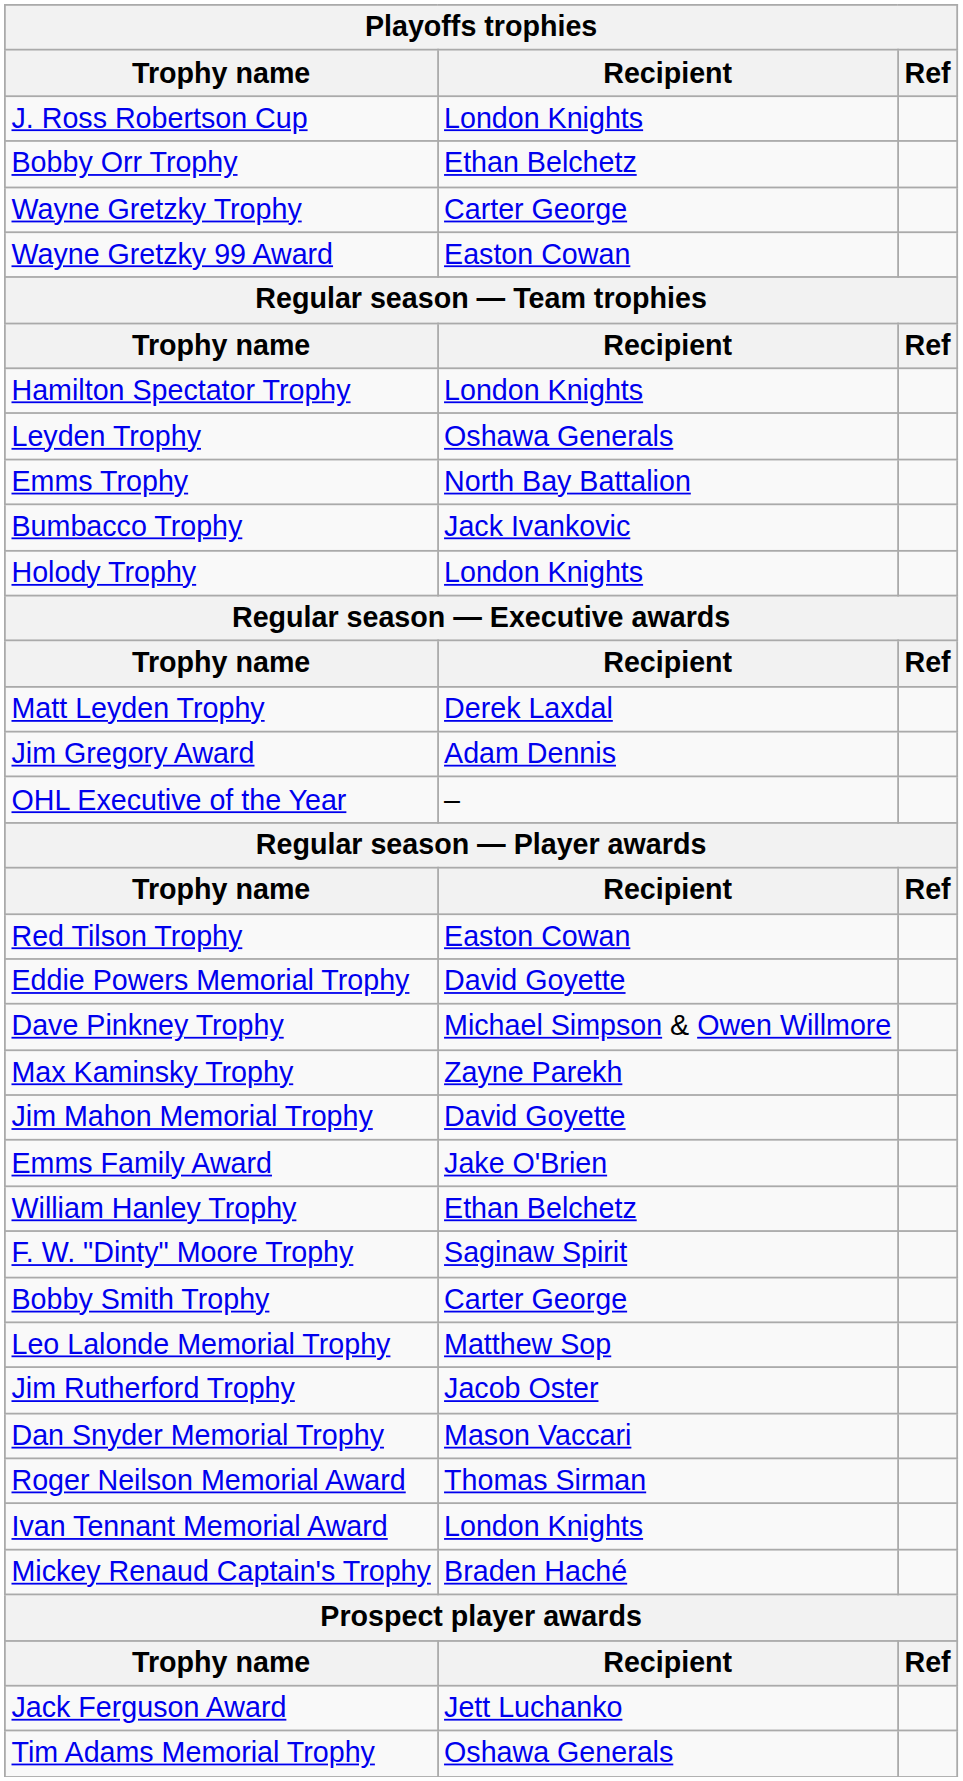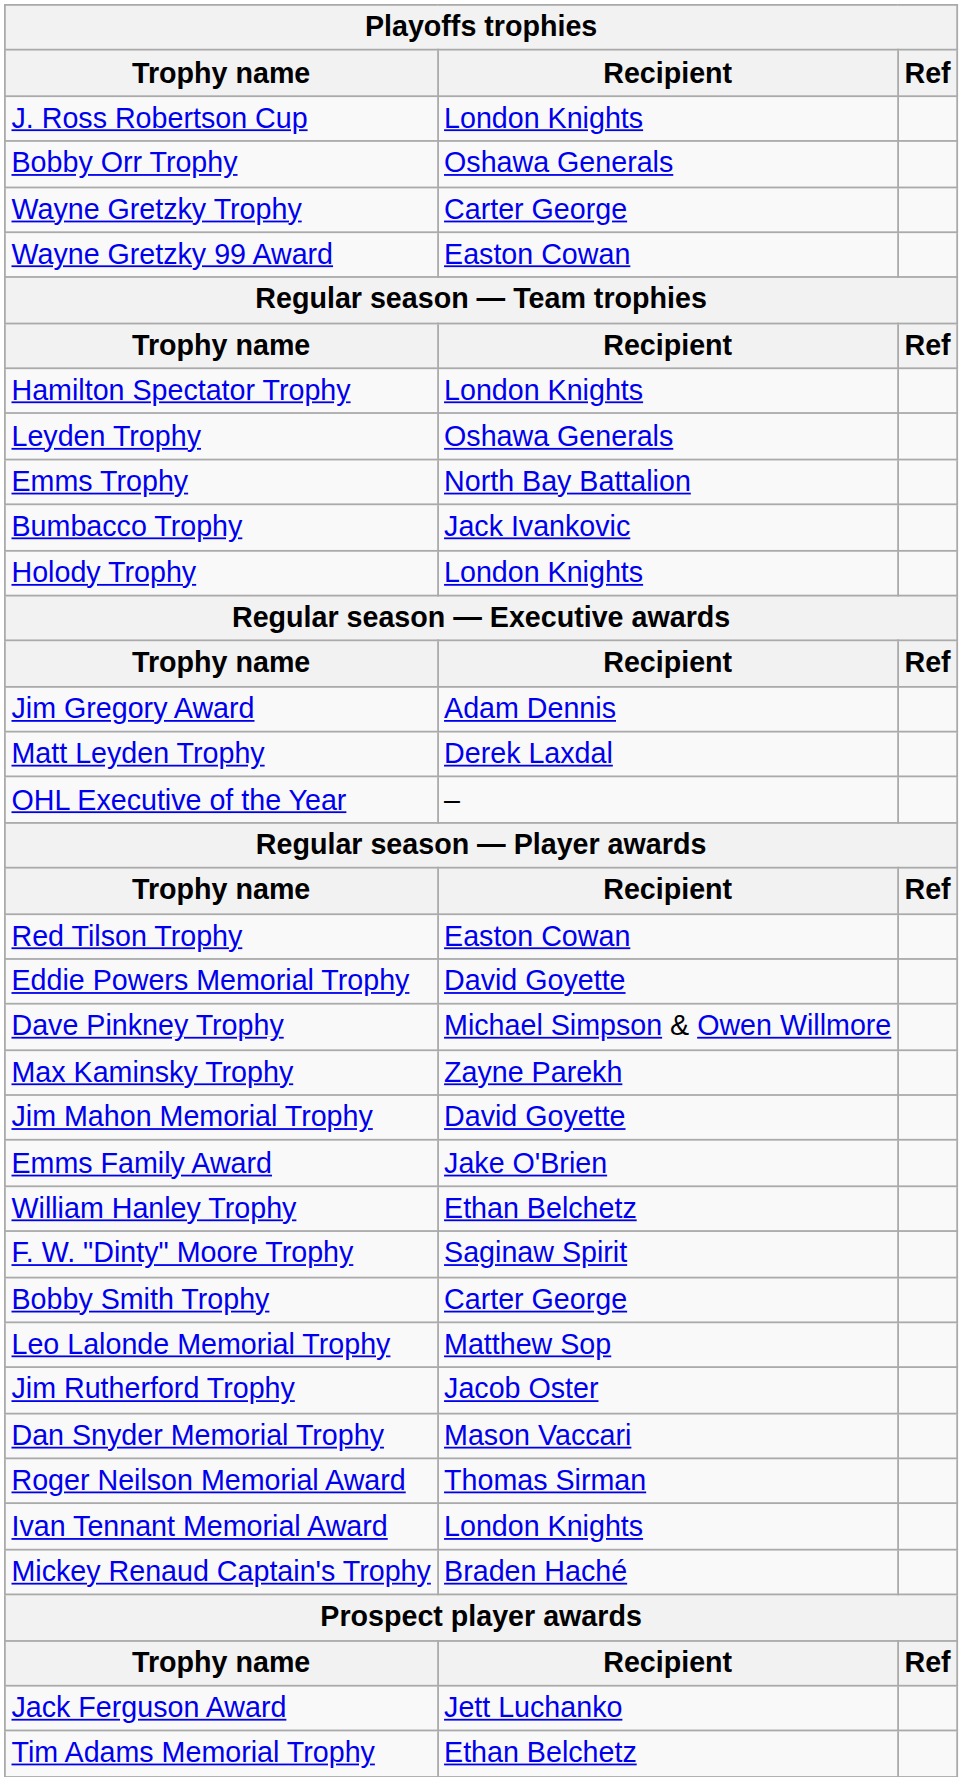(540, 163) Ethan Belchetz -> (559, 163) Oshawa Generals
rows swapped: (138, 708) <-> (133, 753)
(559, 1753) Oshawa Generals -> (540, 1753) Ethan Belchetz
